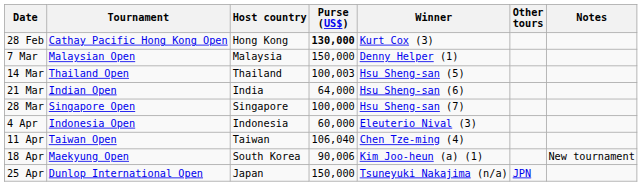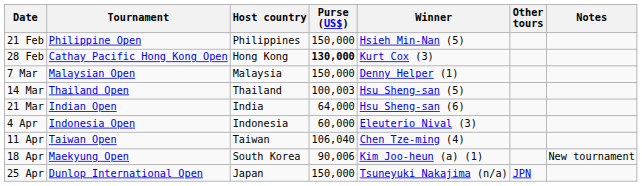+ row: (25, 41)
- row: (25, 107)
